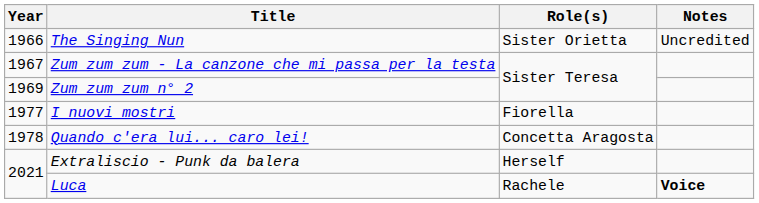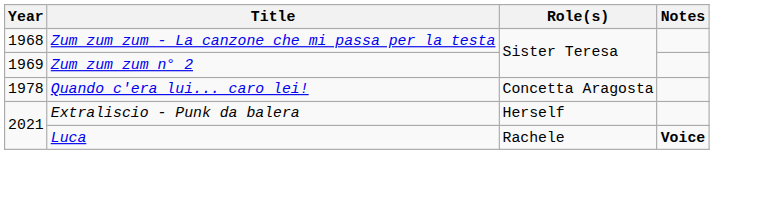- row: (117, 41)
(26, 65) 1967 -> (26, 41) 1968
- row: (113, 113)
